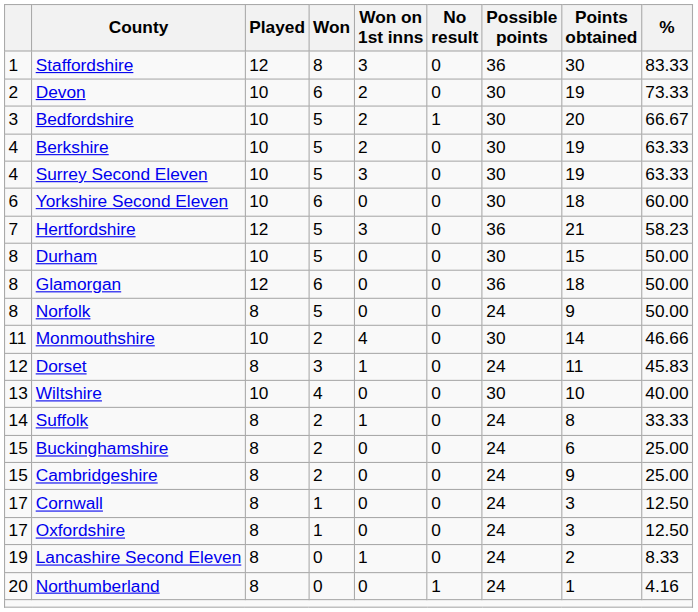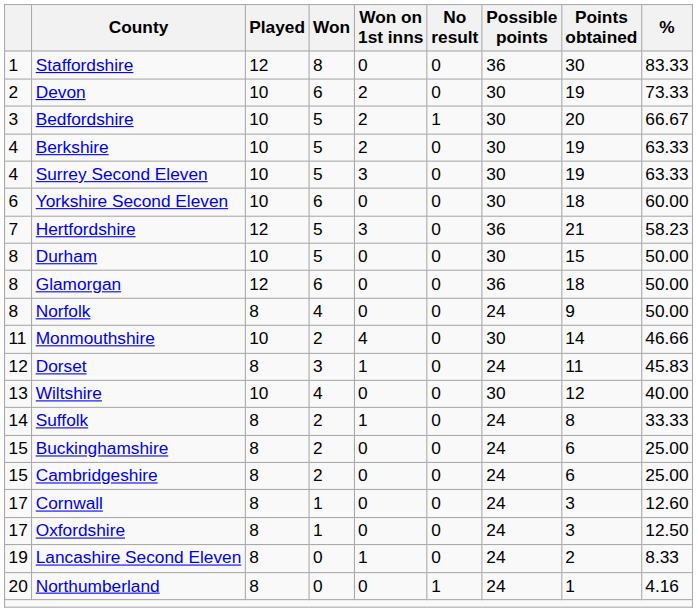(363, 65) 3 -> (363, 65) 0
(318, 311) 5 -> (318, 311) 4
(575, 393) 10 -> (575, 393) 12
(570, 476) 9 -> (570, 476) 6
(667, 503) 12.50 -> (667, 503) 12.60
